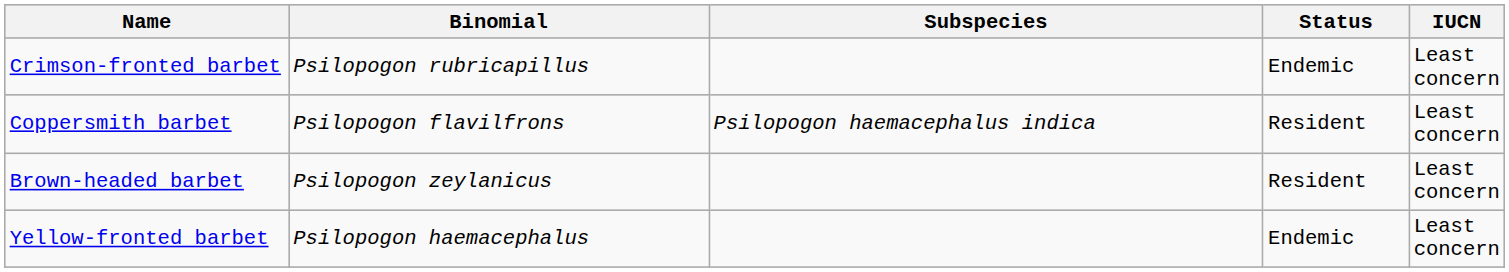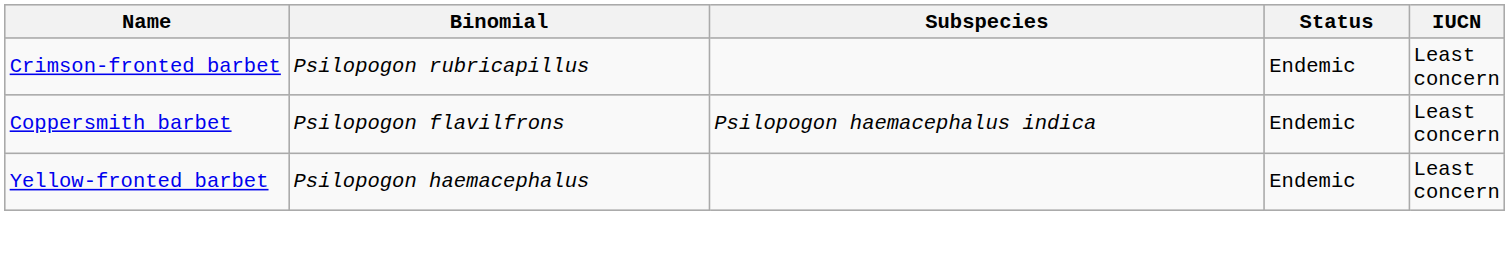(1317, 124) Resident -> (1312, 124) Endemic
- row: (127, 181)
